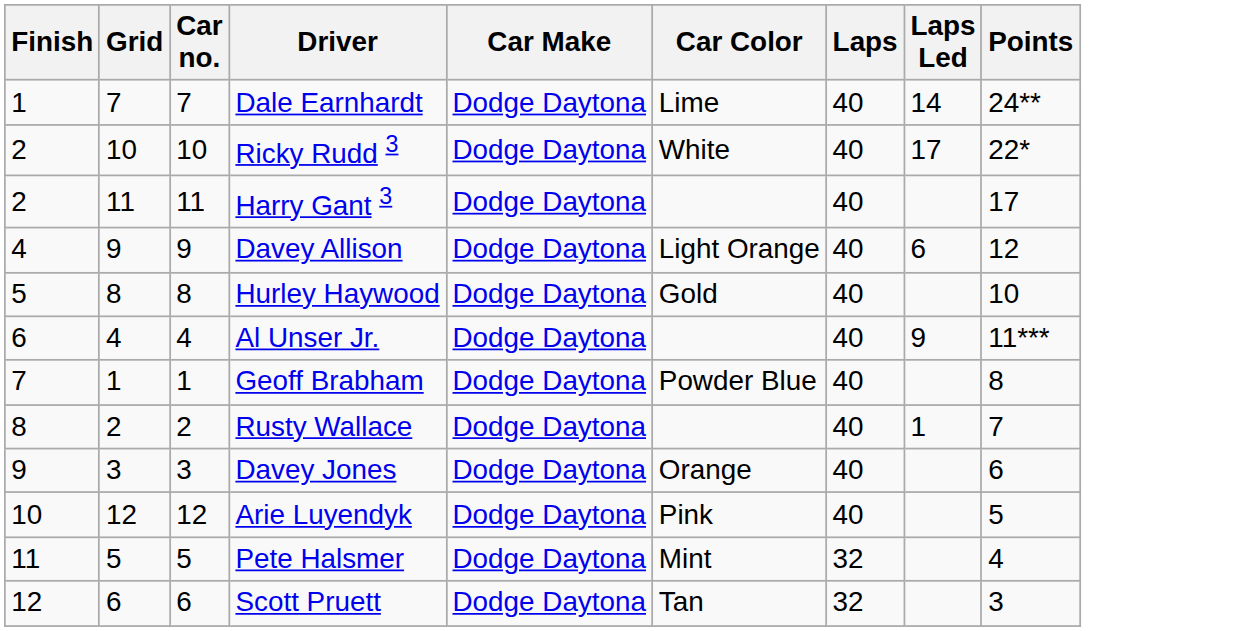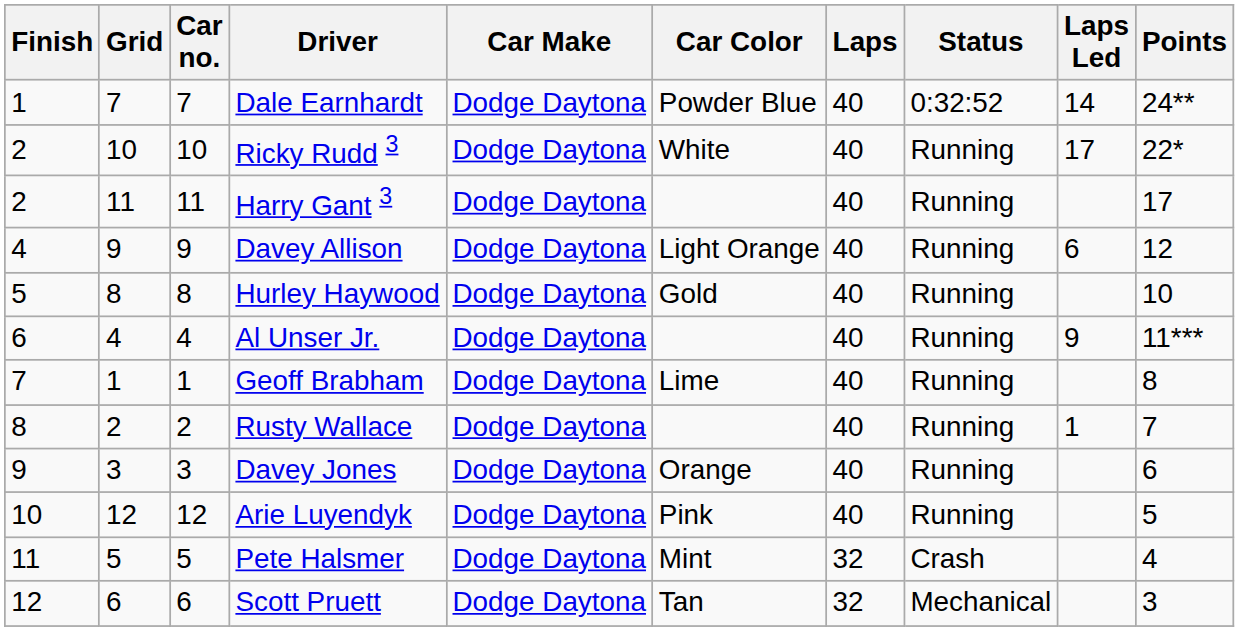+ column: (981, 42)
(739, 102) Lime -> (739, 102) Powder Blue
(739, 382) Powder Blue -> (739, 382) Lime
